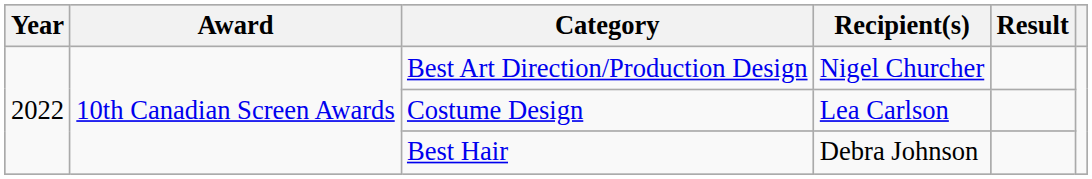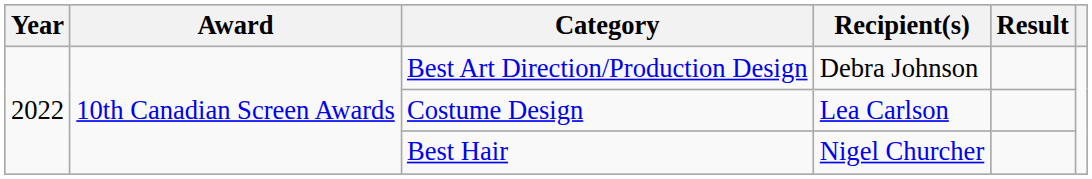(902, 67) Nigel Churcher -> (899, 67) Debra Johnson
(899, 151) Debra Johnson -> (902, 151) Nigel Churcher
